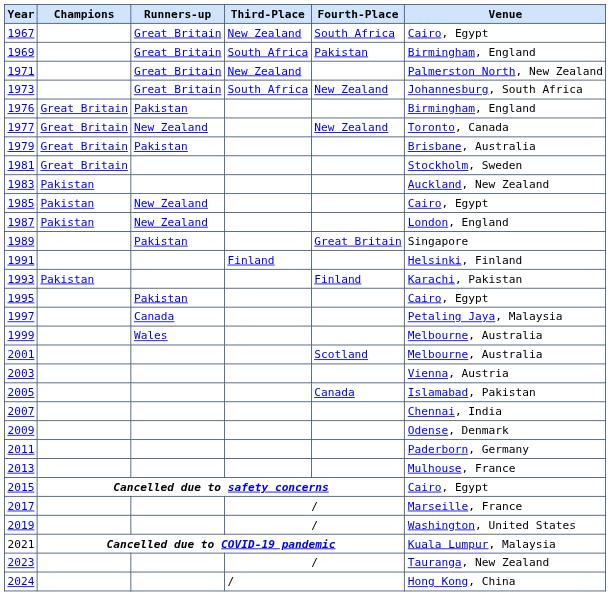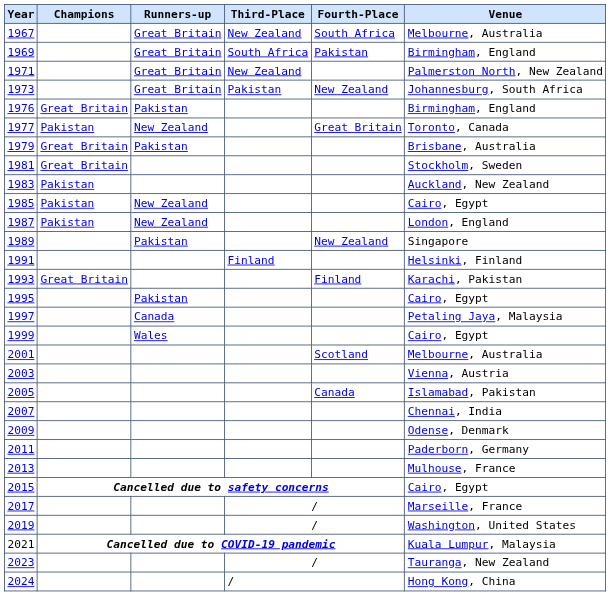(448, 33) Cairo, Egypt -> (475, 33) Melbourne, Australia
(268, 90) South Africa -> (254, 90) Pakistan
(84, 127) Great Britain -> (67, 127) Pakistan
(351, 127) New Zealand -> (358, 127) Great Britain
(358, 241) Great Britain -> (351, 241) New Zealand
(67, 279) Pakistan -> (84, 279) Great Britain
(475, 336) Melbourne, Australia -> (448, 336) Cairo, Egypt
